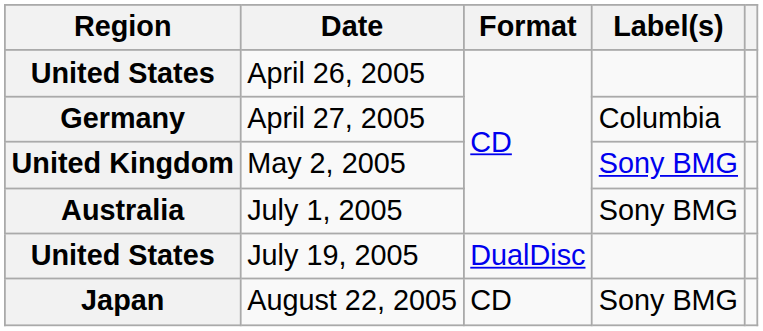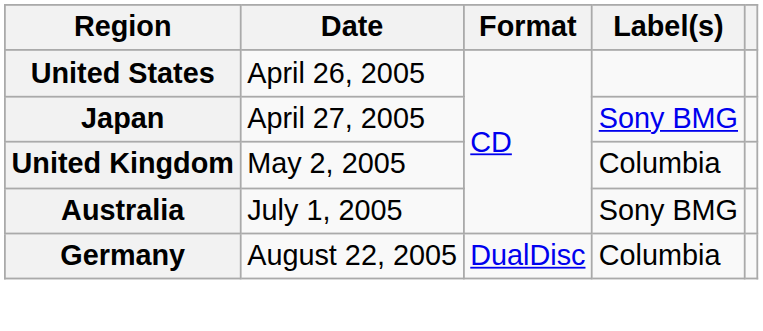(123, 118) Germany -> (123, 118) Japan
(660, 118) Columbia -> (668, 118) Sony BMG
(668, 164) Sony BMG -> (660, 164) Columbia
- row: (333, 255)
(123, 301) Japan -> (123, 255) Germany
(491, 301) CD -> (528, 255) DualDisc
(668, 301) Sony BMG -> (660, 255) Columbia
